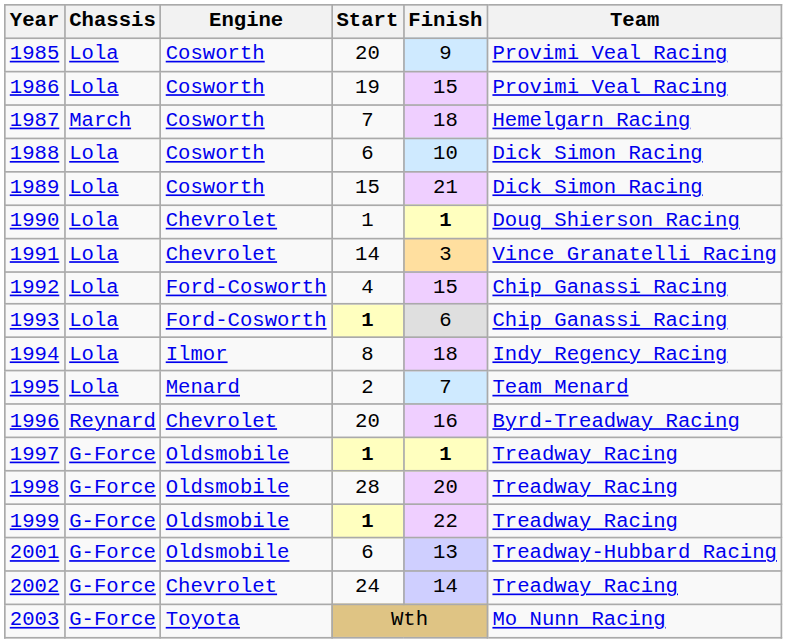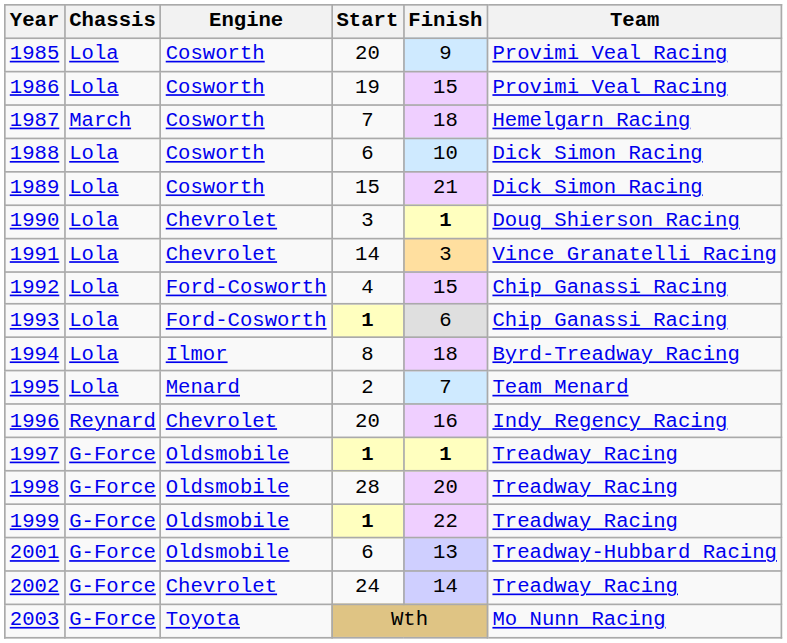(367, 222) 1 -> (367, 222) 3
(610, 355) Indy Regency Racing -> (616, 355) Byrd-Treadway Racing
(616, 421) Byrd-Treadway Racing -> (610, 421) Indy Regency Racing
